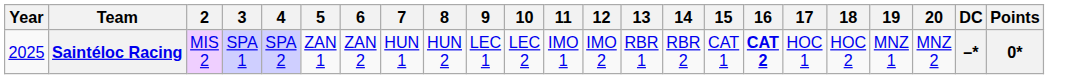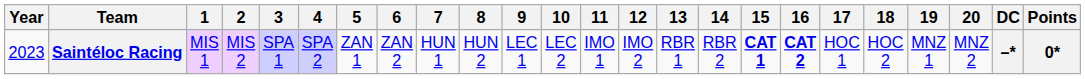+ column: (204, 17)
(26, 51) 2025 -> (26, 51) 2023
(724, 51) normal -> (760, 51) bold
